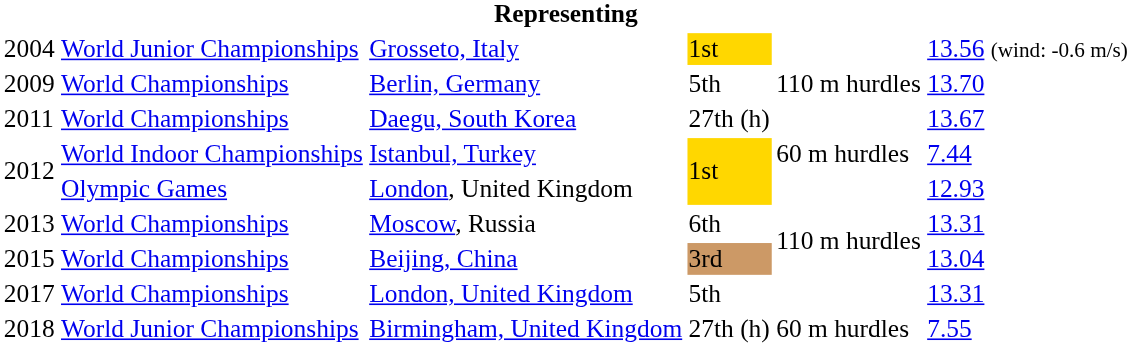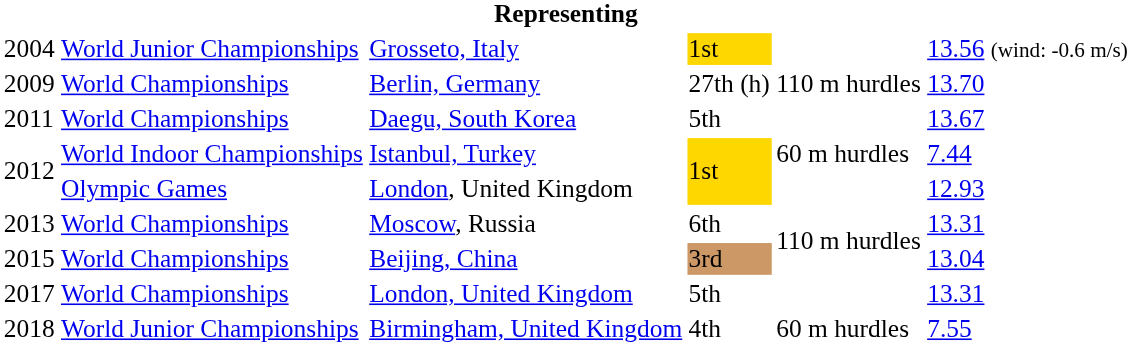(705, 83) 5th -> (729, 83) 27th (h)
(729, 118) 27th (h) -> (705, 118) 5th
(729, 328) 27th (h) -> (705, 328) 4th
